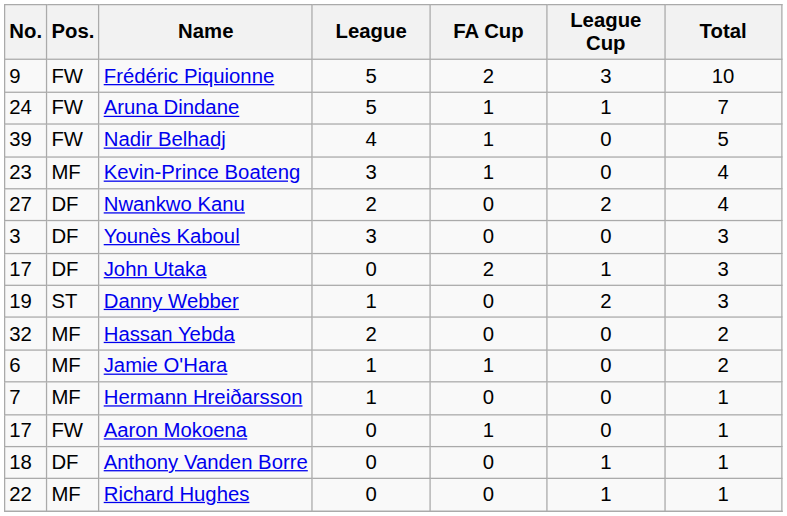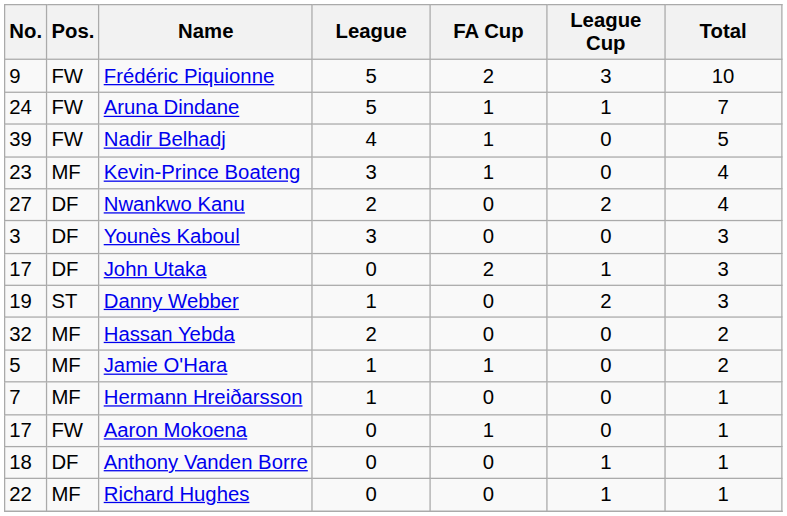(15, 365) 6 -> (15, 365) 5
